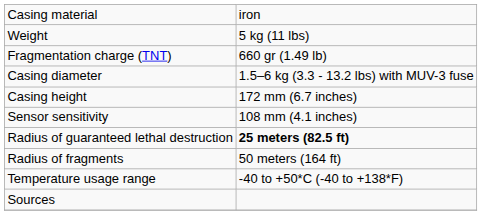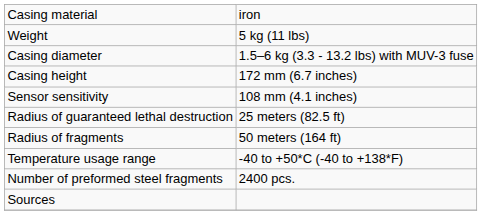- row: (90, 55)
(294, 138) bold -> (292, 117) normal
+ row: (115, 179)
